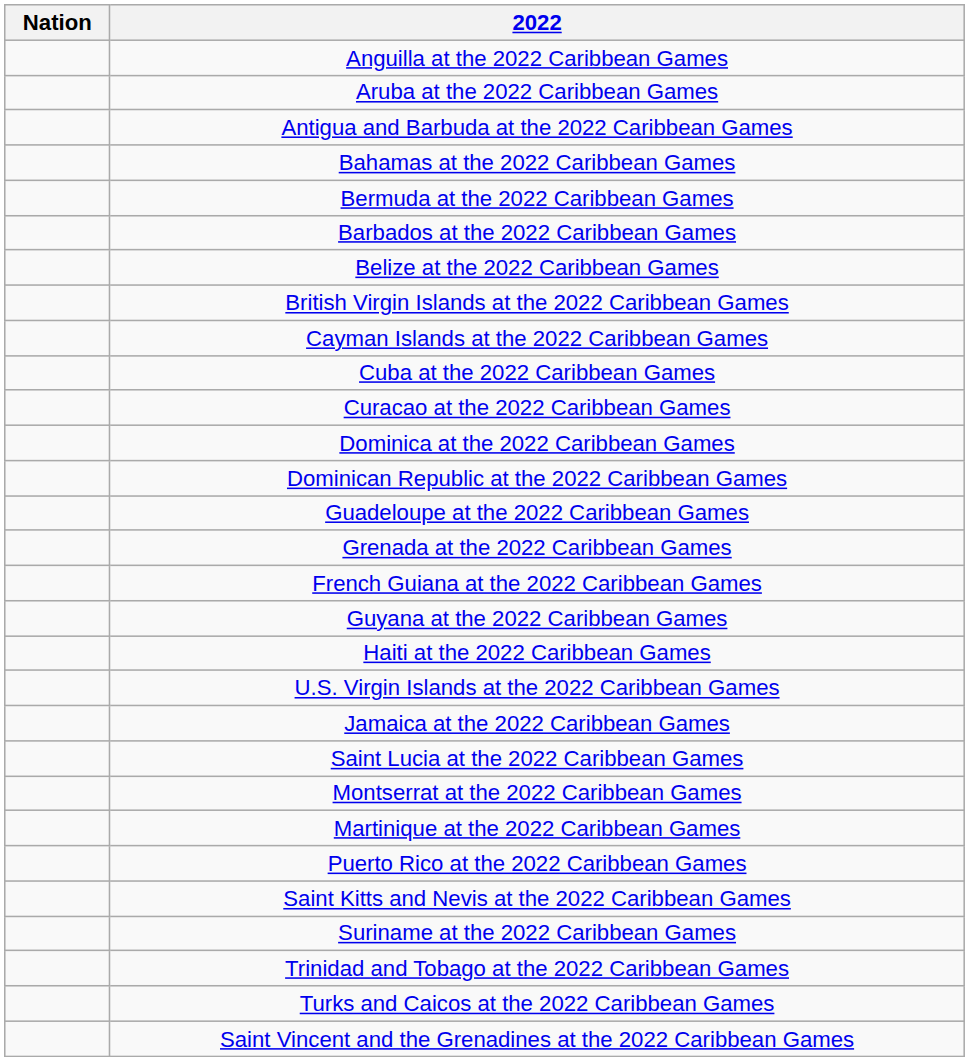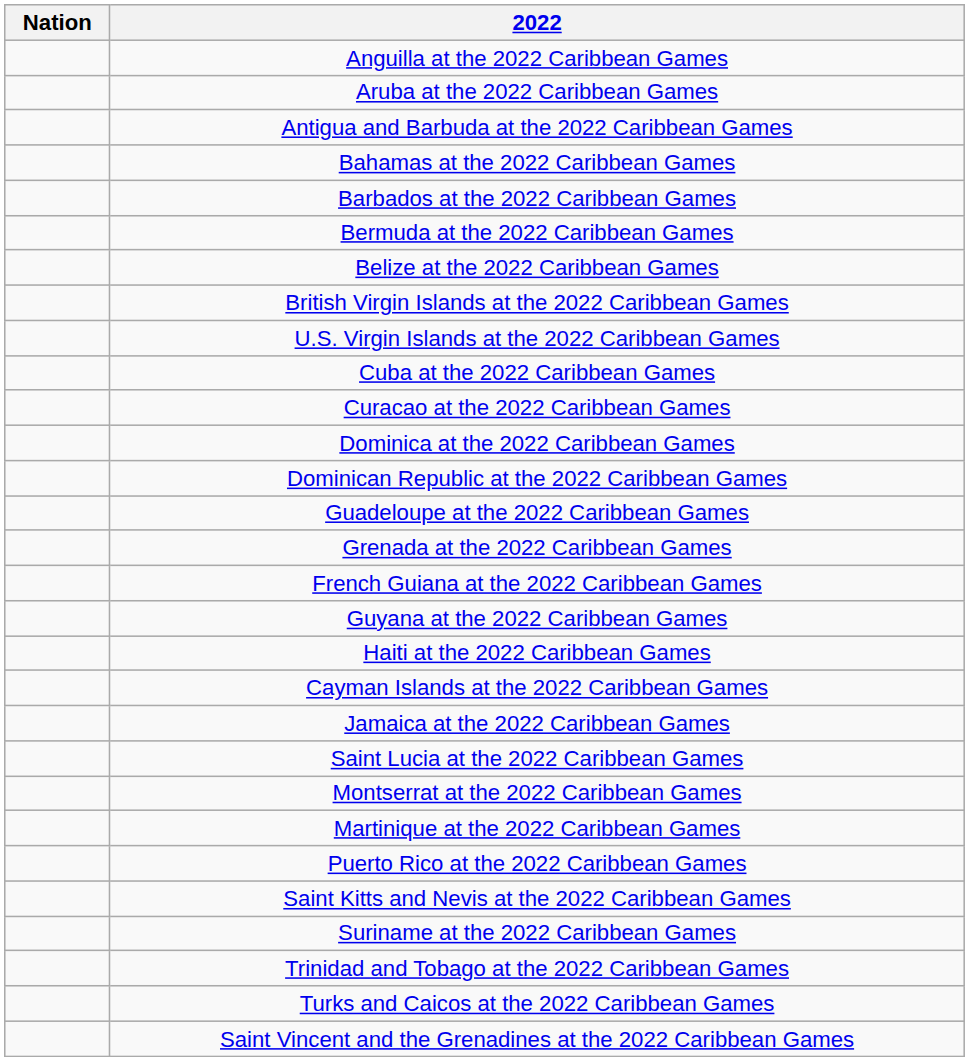rows swapped: (537, 233) <-> (537, 198)
rows swapped: (537, 338) <-> (537, 688)
